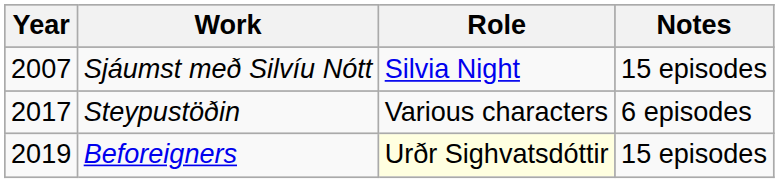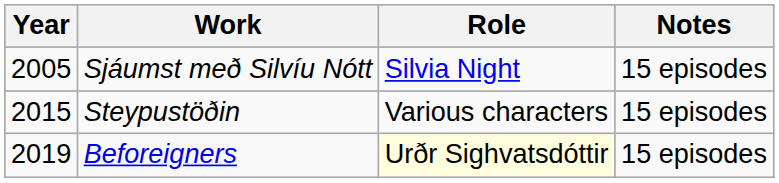(41, 68) 2007 -> (41, 68) 2005
(41, 111) 2017 -> (41, 111) 2015
(686, 111) 6 episodes -> (694, 111) 15 episodes
